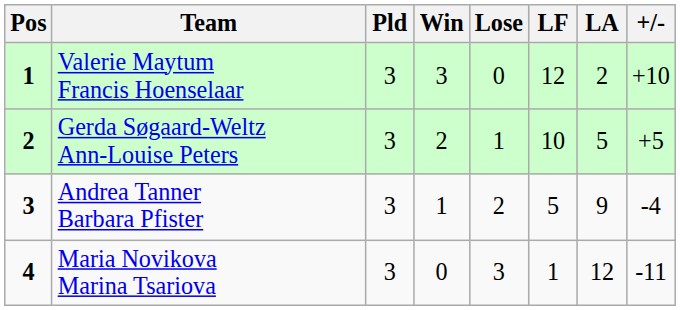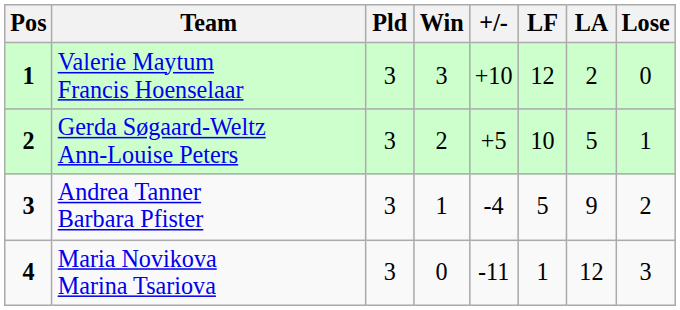columns swapped: (499, 23) <-> (651, 23)
